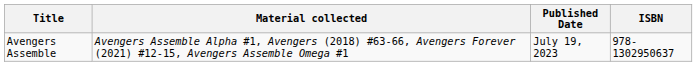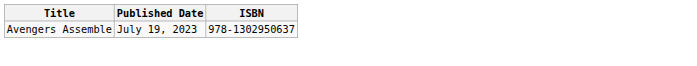- column: (312, 19)
